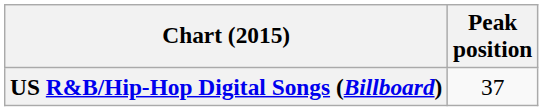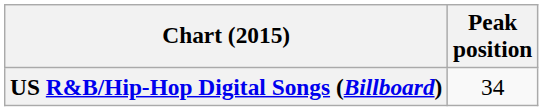(493, 86) 37 -> (493, 86) 34
